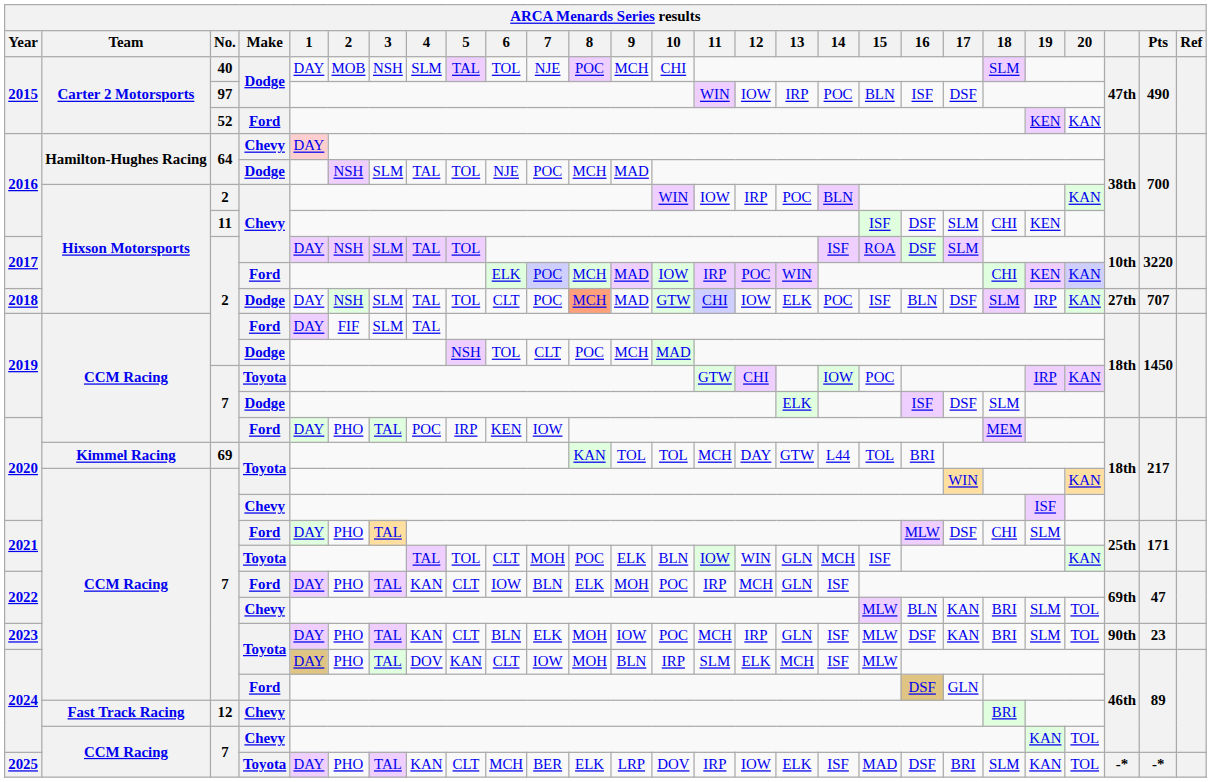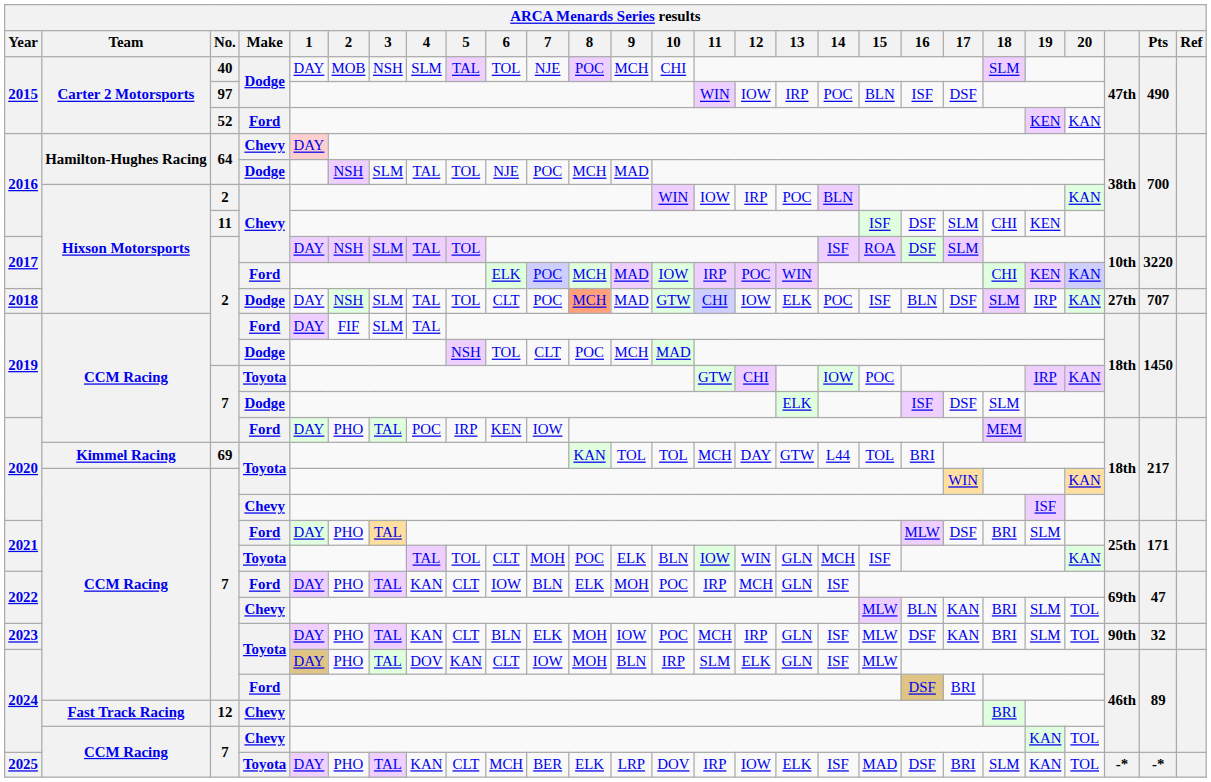(1004, 532) CHI -> (1004, 532) BRI
(1158, 635) 23 -> (1158, 635) 32
(797, 661) MCH -> (797, 661) GLN
(963, 687) GLN -> (963, 687) BRI
